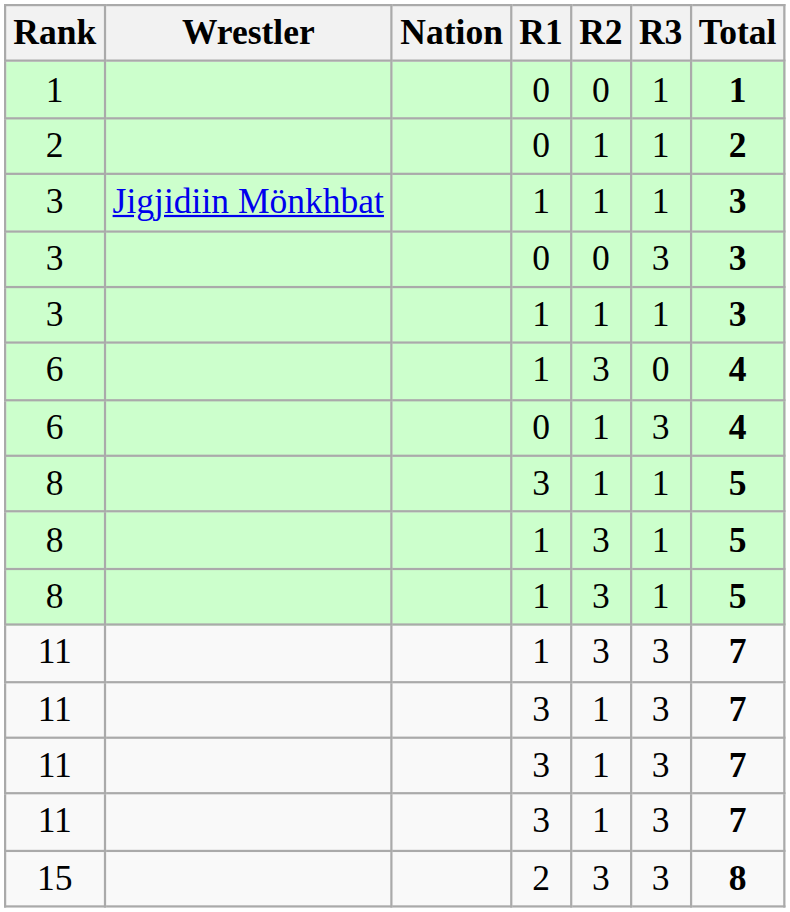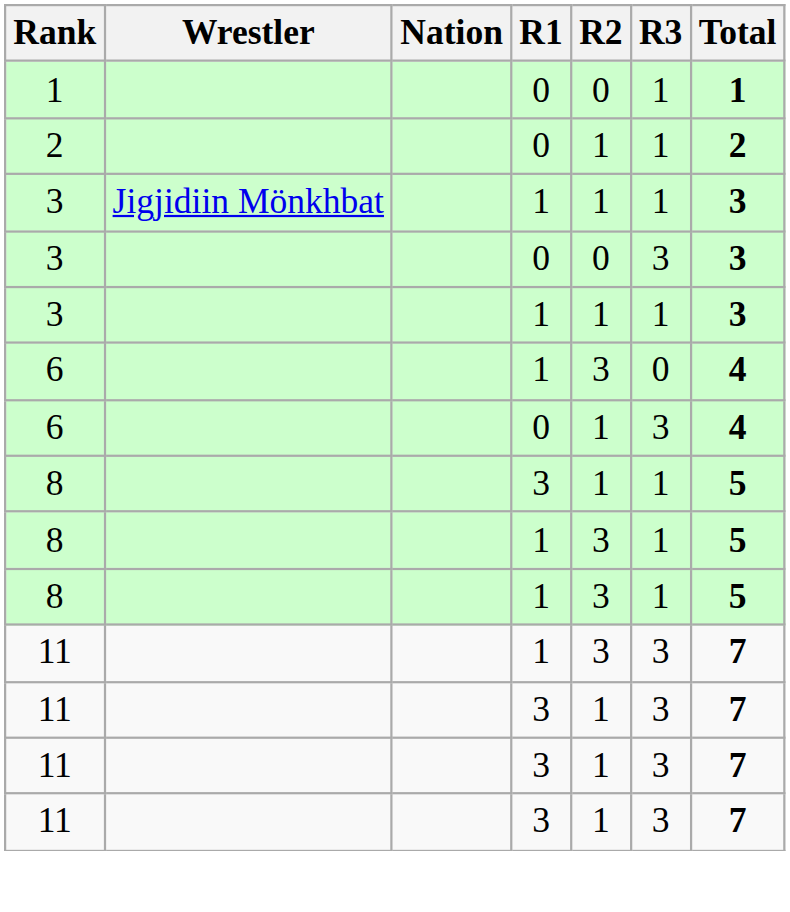- row: (55, 877)
